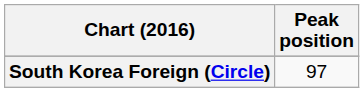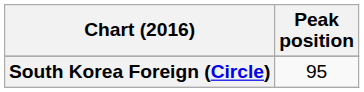(317, 71) 97 -> (317, 71) 95
